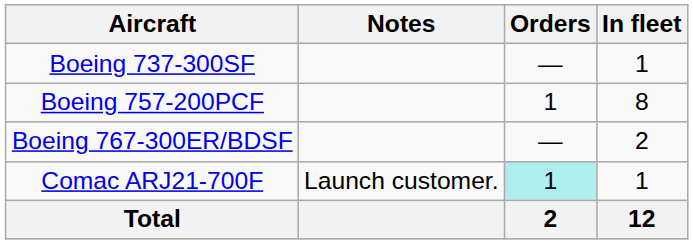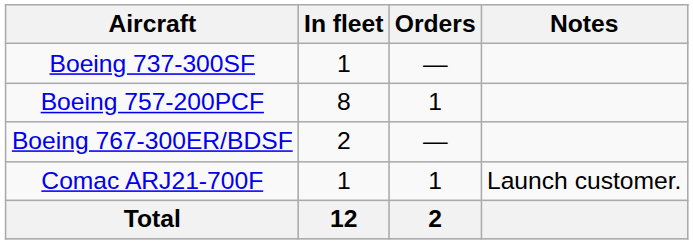columns swapped: (642, 24) <-> (401, 24)
(550, 180) paleturquoise background -> (435, 180) no background
